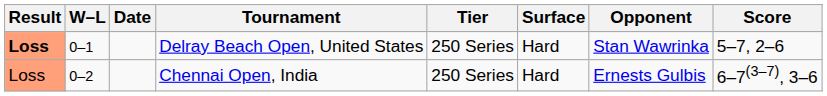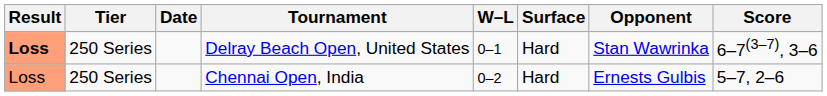columns swapped: (88, 18) <-> (473, 18)
(750, 45) 5–7, 2–6 -> (767, 47) 6–7(3–7), 3–6
(767, 75) 6–7(3–7), 3–6 -> (750, 77) 5–7, 2–6
